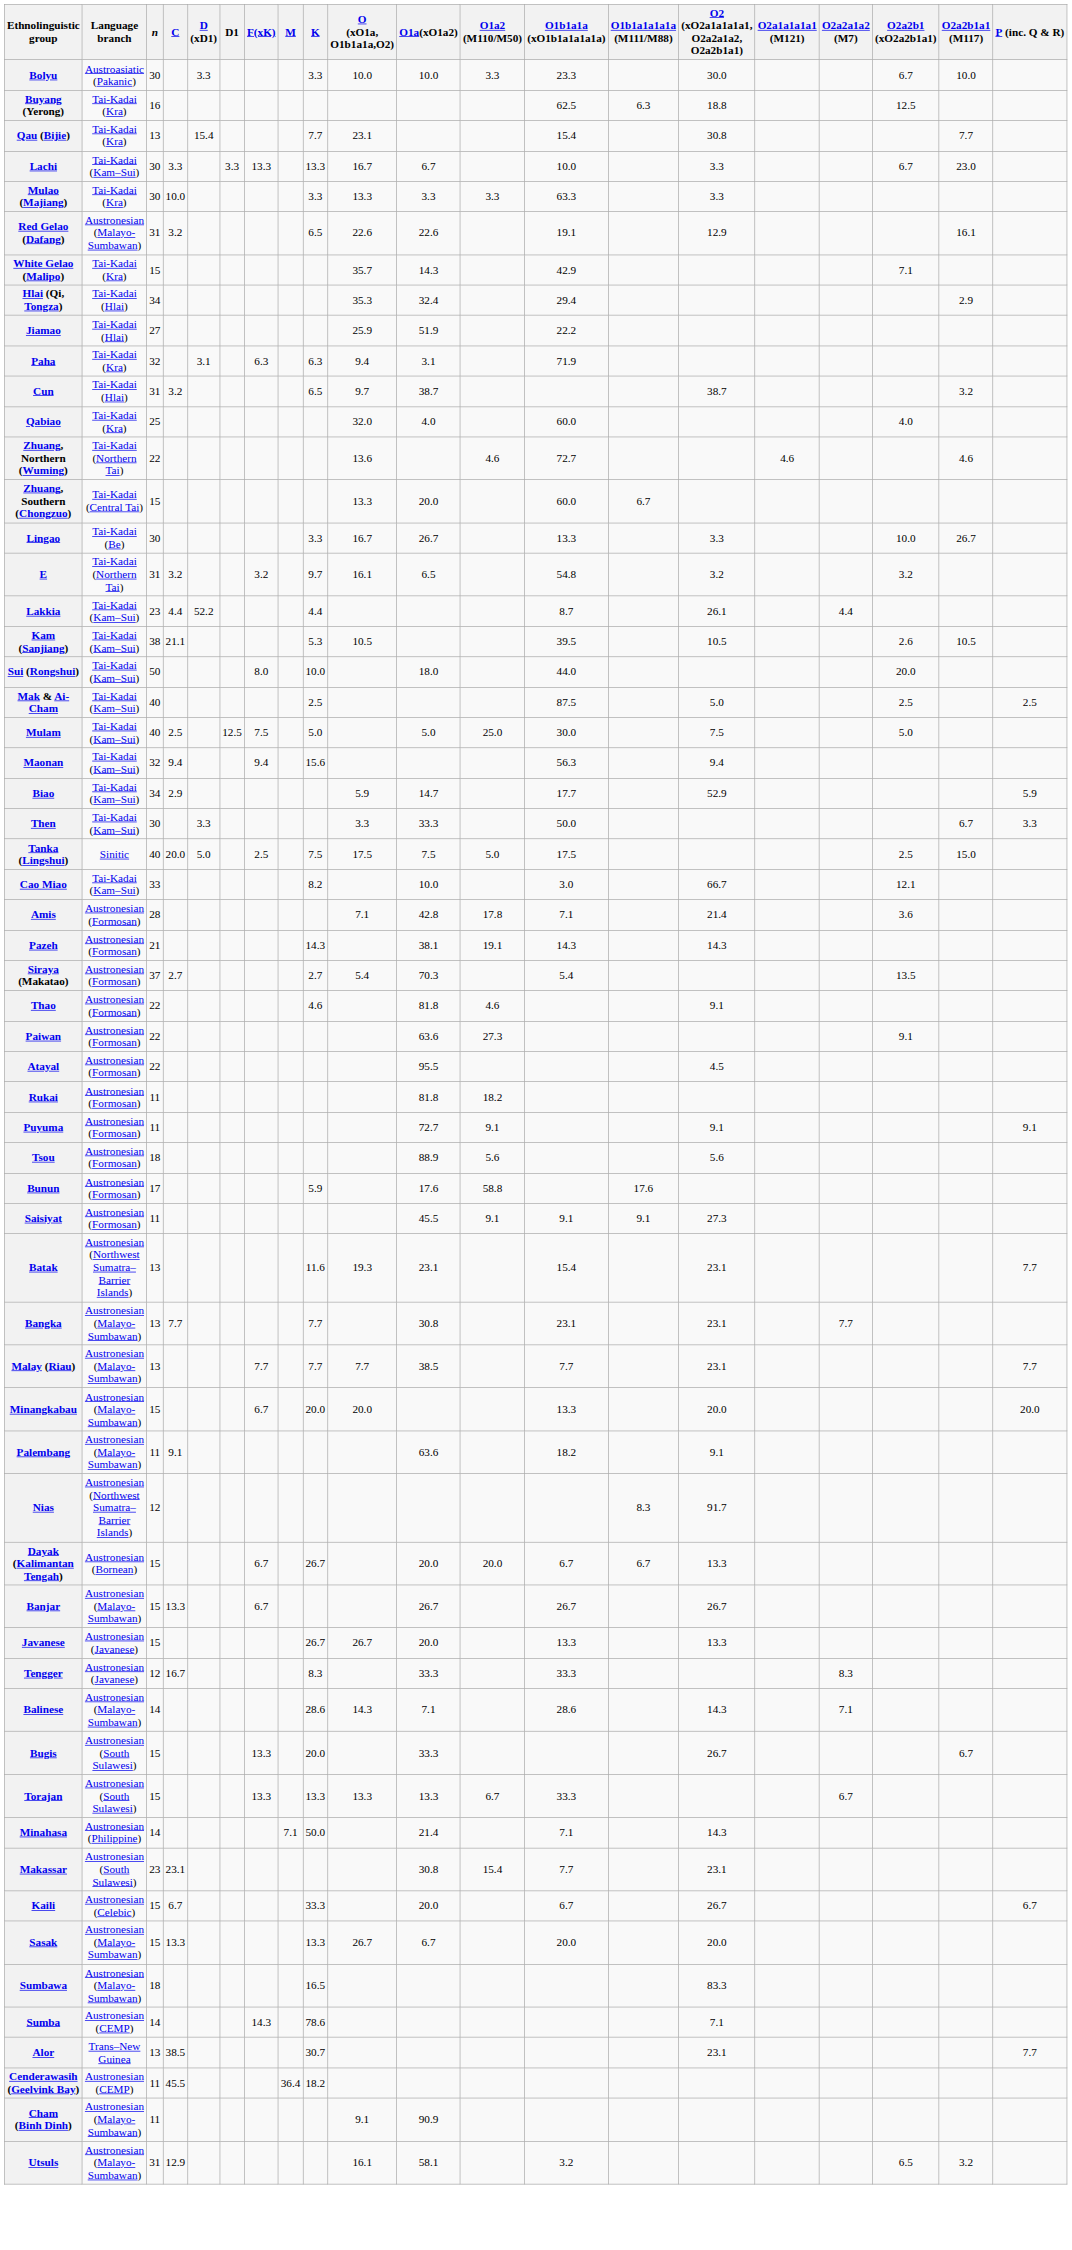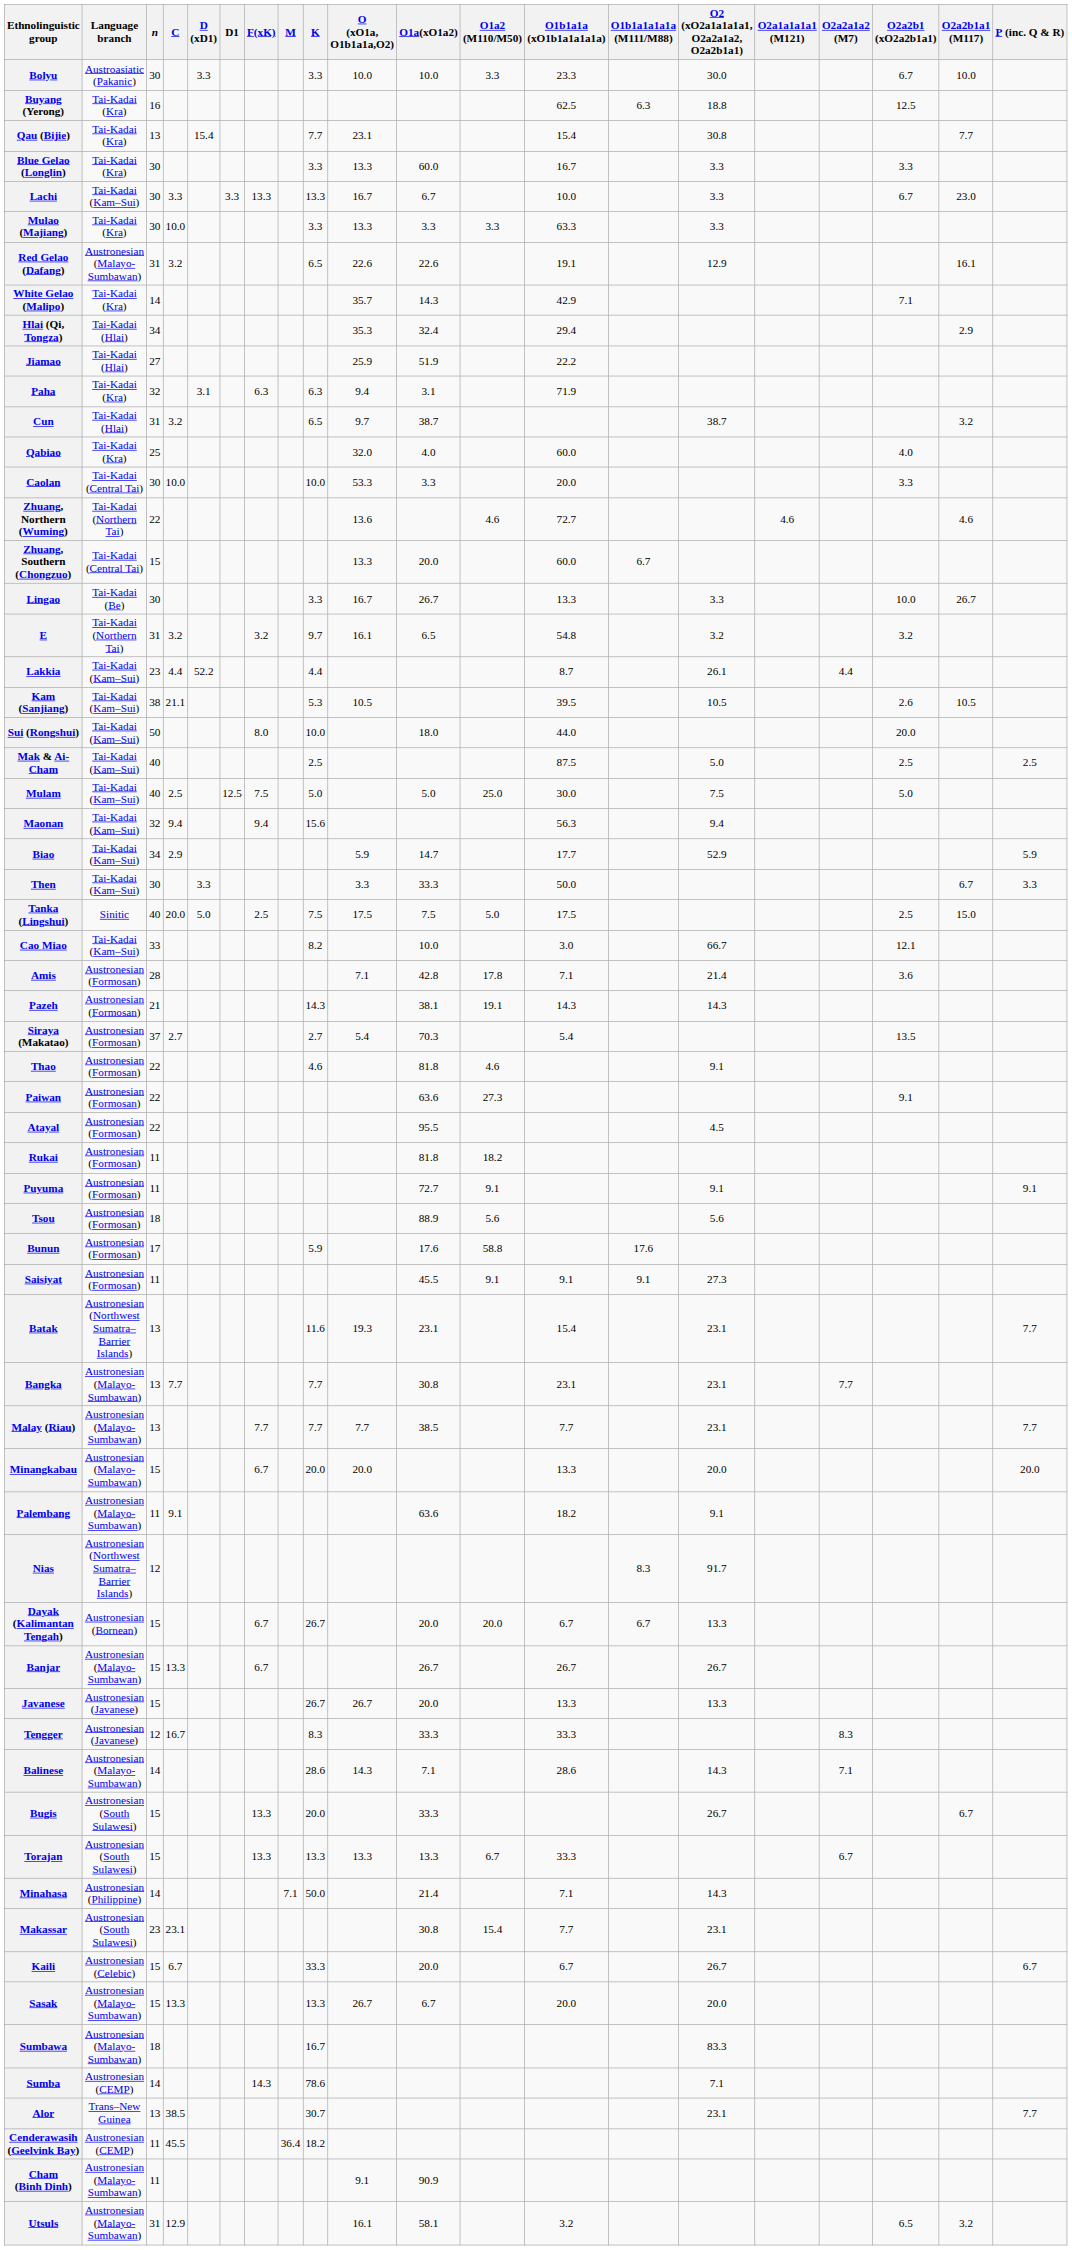+ row: (43, 166)
(155, 270) 15 -> (155, 300) 14
+ row: (43, 482)
(315, 1985) 16.5 -> (315, 2046) 16.7
